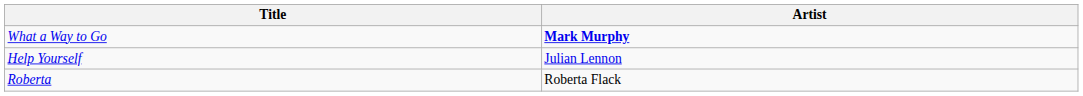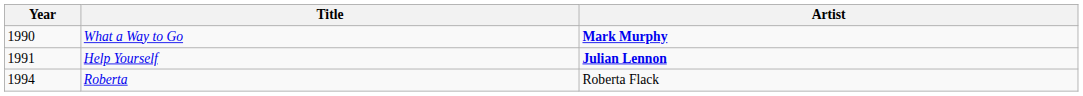+ column: (43, 15)
(583, 58) normal -> (625, 58) bold
